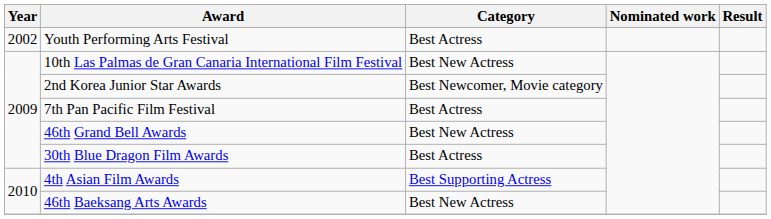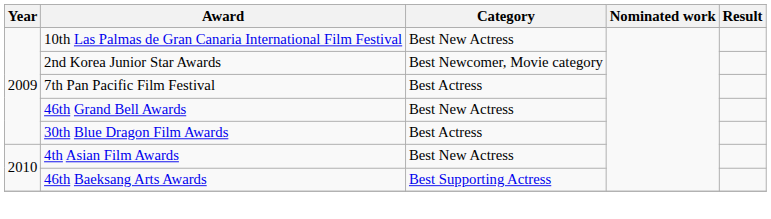- row: (136, 39)
(480, 179) Best Supporting Actress -> (461, 156) Best New Actress
(461, 202) Best New Actress -> (480, 179) Best Supporting Actress
